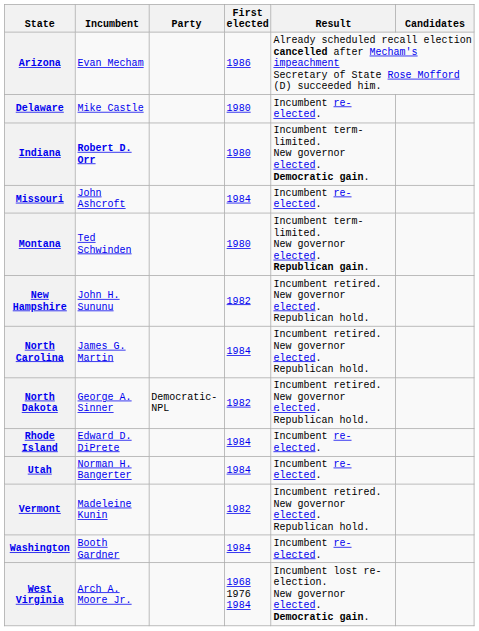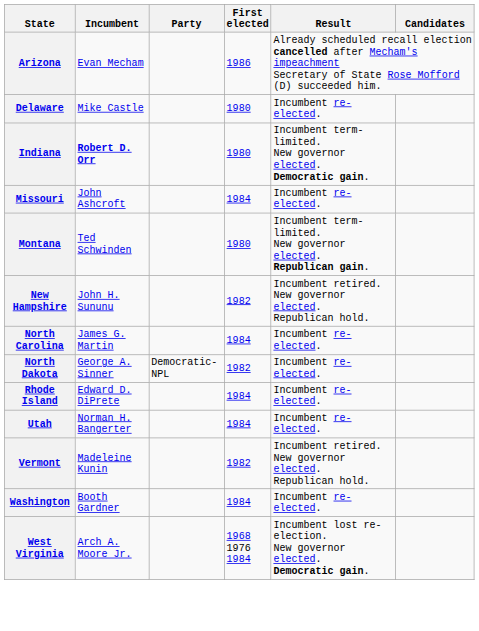(327, 352) Incumbent retired. New governor elected. Republican hold. -> (312, 340) Incumbent re-elected.
(327, 403) Incumbent retired. New governor elected. Republican hold. -> (312, 368) Incumbent re-elected.
